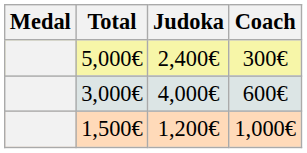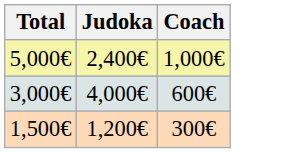- column: (40, 22)
(265, 57) 300€ -> (194, 57) 1,000€
(265, 128) 1,000€ -> (194, 128) 300€
